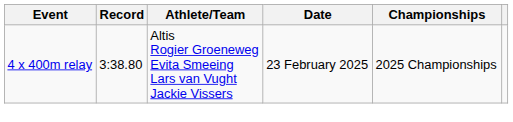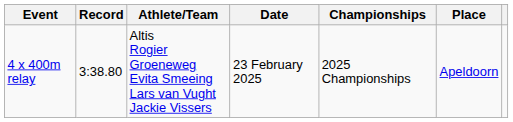+ column: (469, 15)
